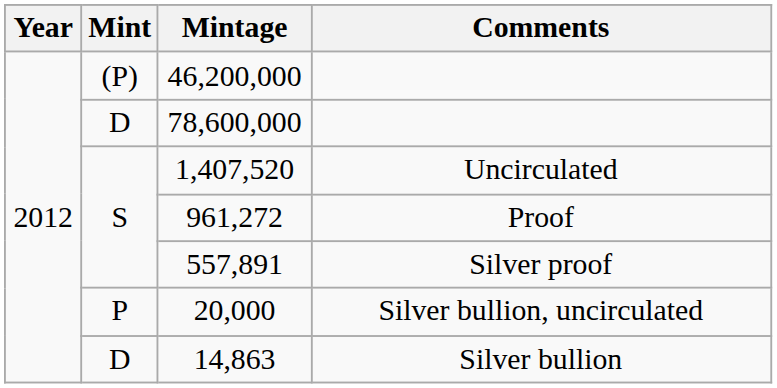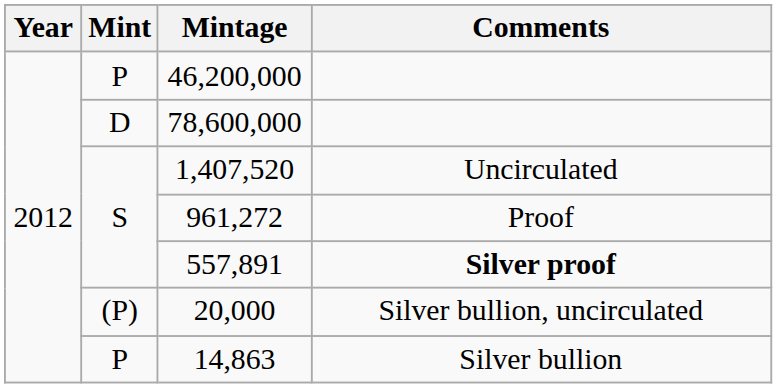(120, 75) (P) -> (120, 75) P
(541, 264) normal -> (541, 264) bold
(120, 311) P -> (120, 311) (P)
(120, 358) D -> (120, 358) P
